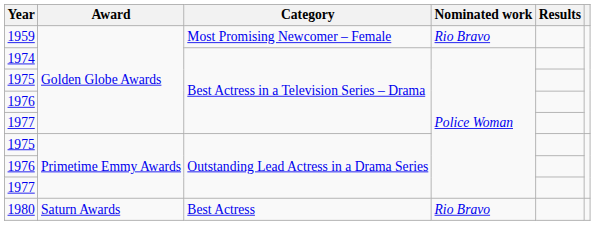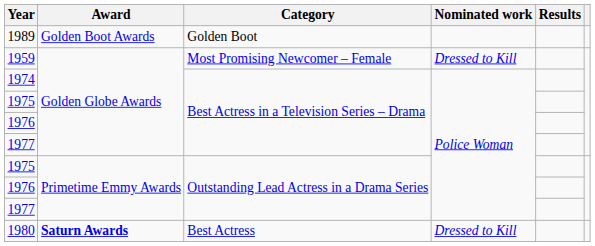+ row: (21, 36)
(462, 36) Rio Bravo -> (475, 58) Dressed to Kill
(81, 209) normal -> (85, 230) bold
(462, 209) Rio Bravo -> (475, 230) Dressed to Kill
